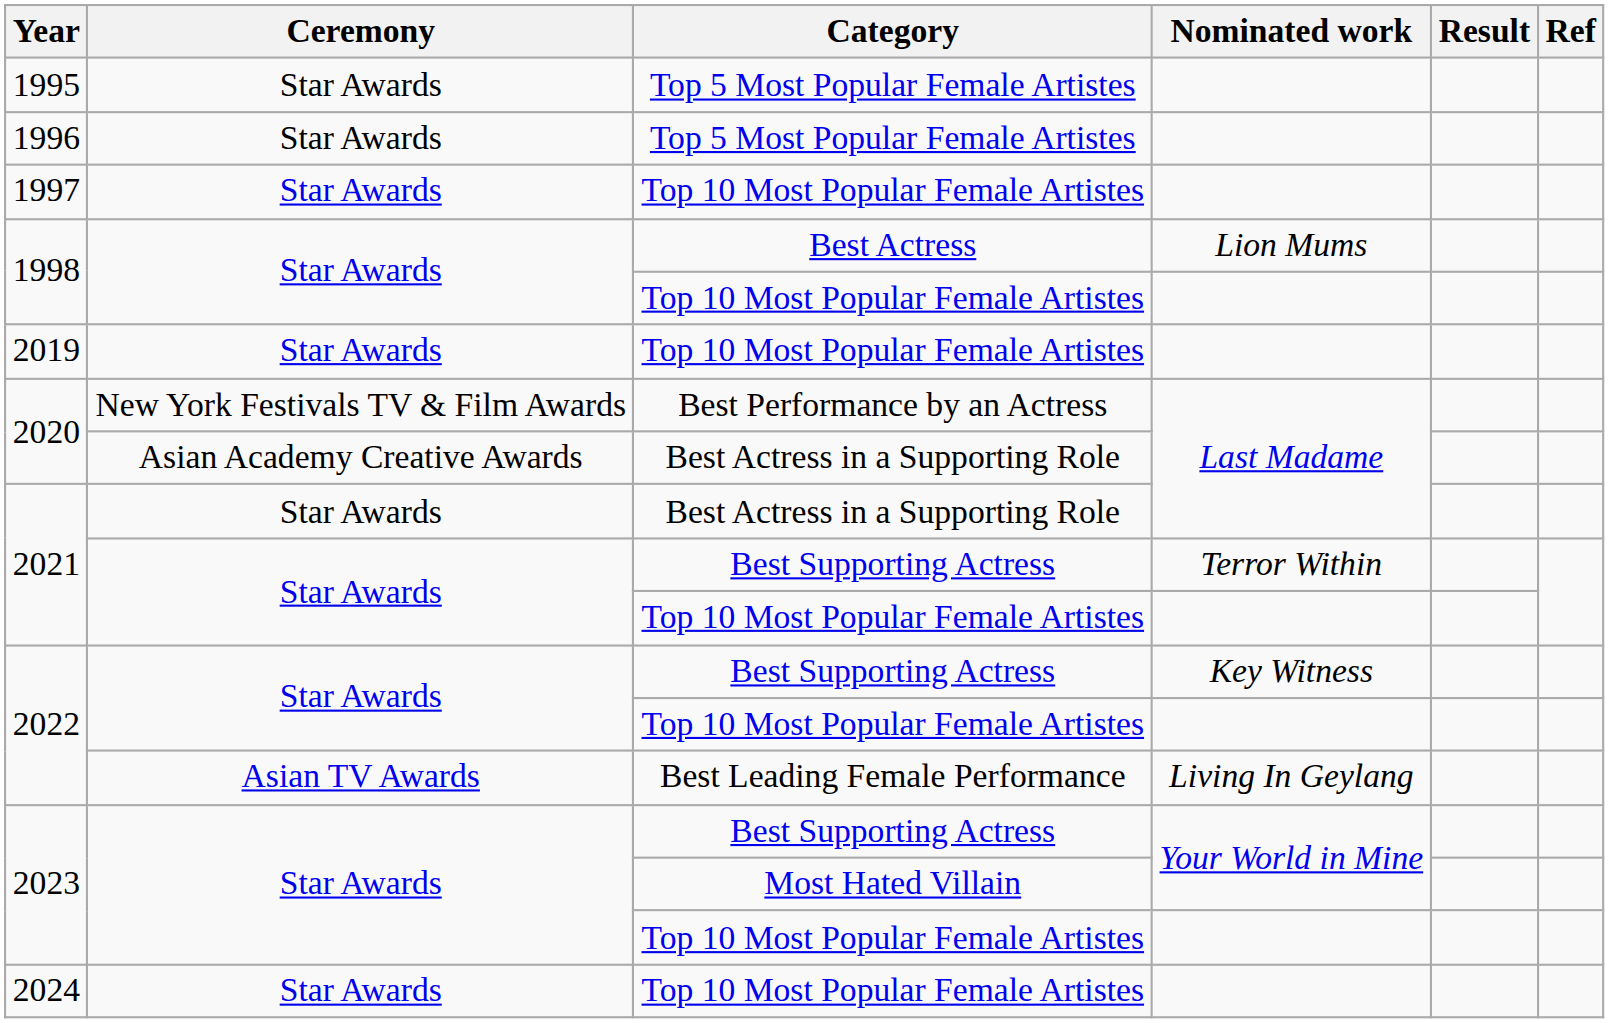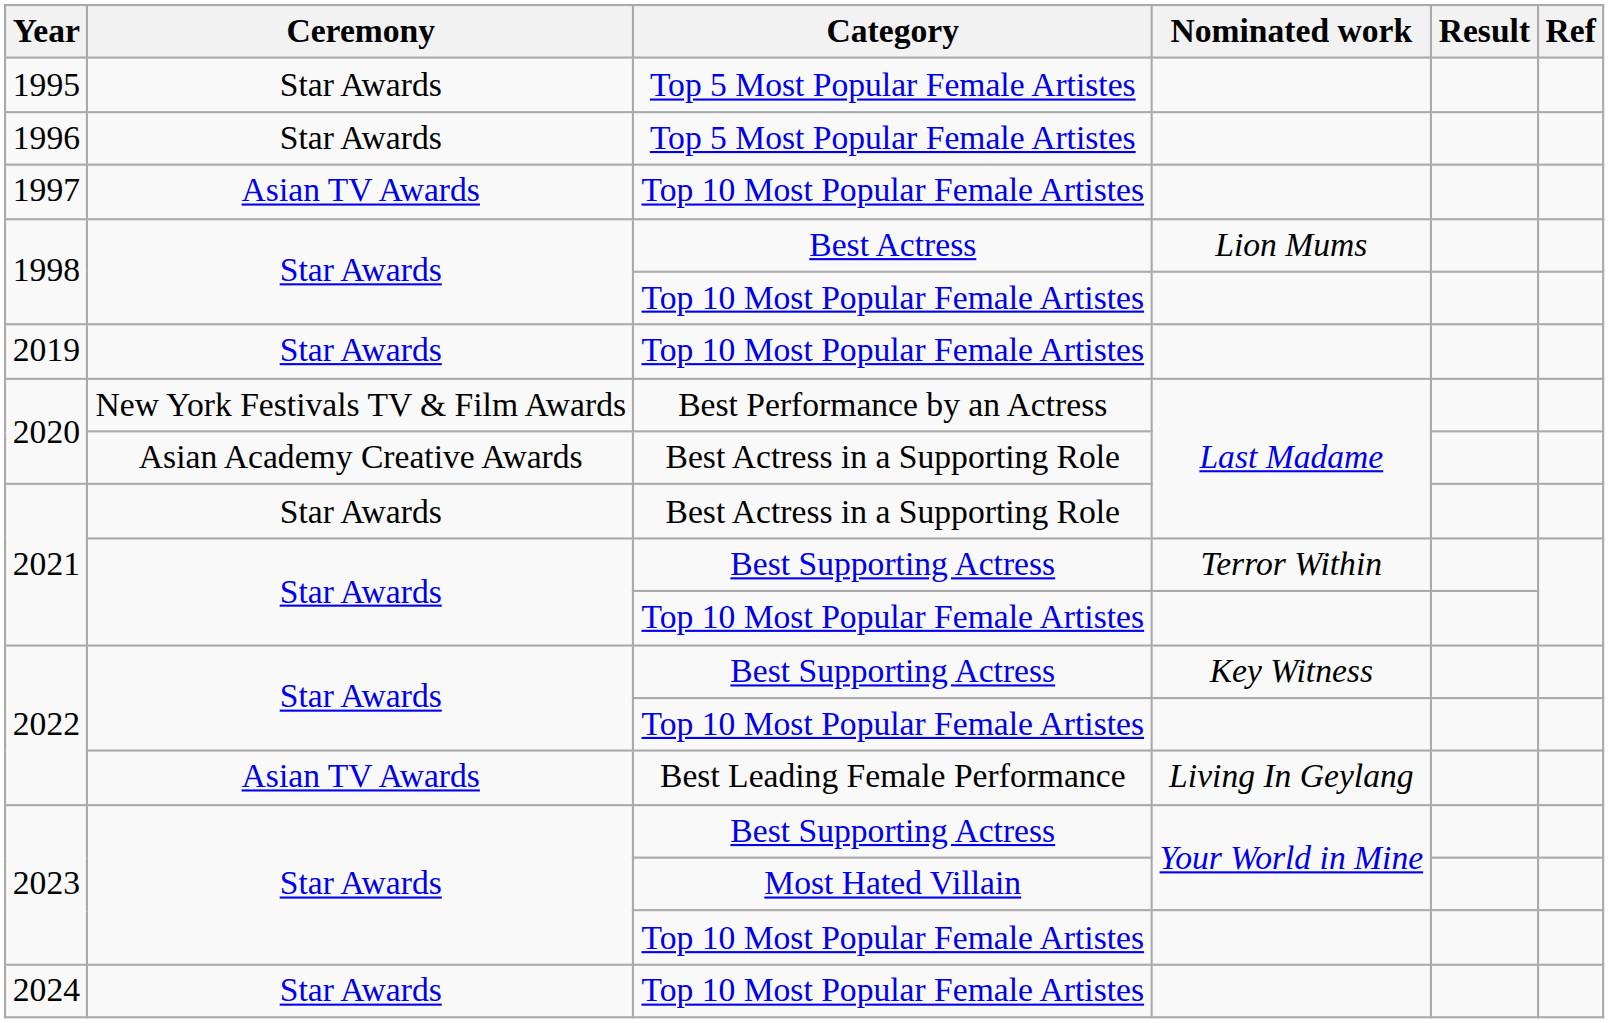(361, 191) Star Awards -> (361, 191) Asian TV Awards
